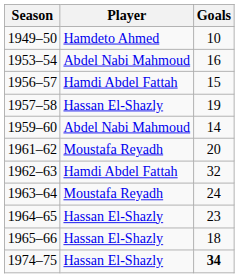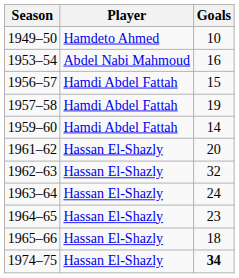(113, 104) Hassan El-Shazly -> (121, 104) Hamdi Abdel Fattah
(127, 127) Abdel Nabi Mahmoud -> (121, 127) Hamdi Abdel Fattah
(113, 149) Moustafa Reyadh -> (113, 149) Hassan El-Shazly
(121, 171) Hamdi Abdel Fattah -> (113, 171) Hassan El-Shazly
(113, 194) Moustafa Reyadh -> (113, 194) Hassan El-Shazly
